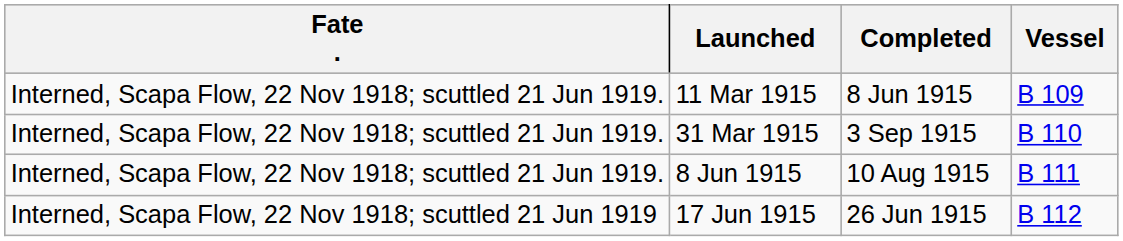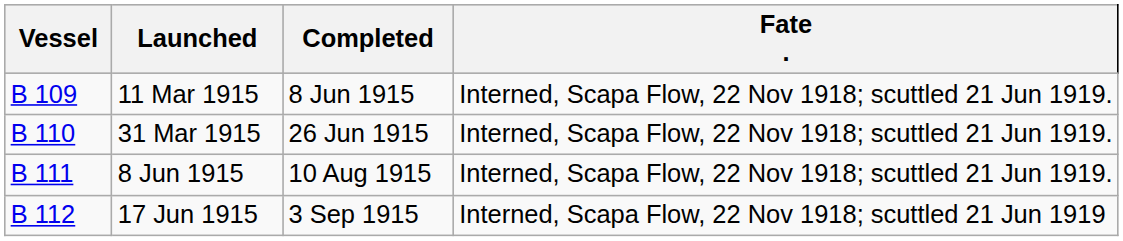columns swapped: (1065, 38) <-> (337, 38)
(912, 133) 3 Sep 1915 -> (359, 133) 26 Jun 1915
(917, 214) 26 Jun 1915 -> (354, 214) 3 Sep 1915
